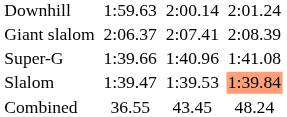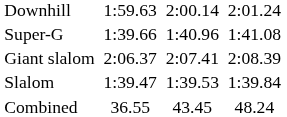rows swapped: (34, 58) <-> (50, 34)
(254, 82) lightsalmon background -> (254, 82) no background
